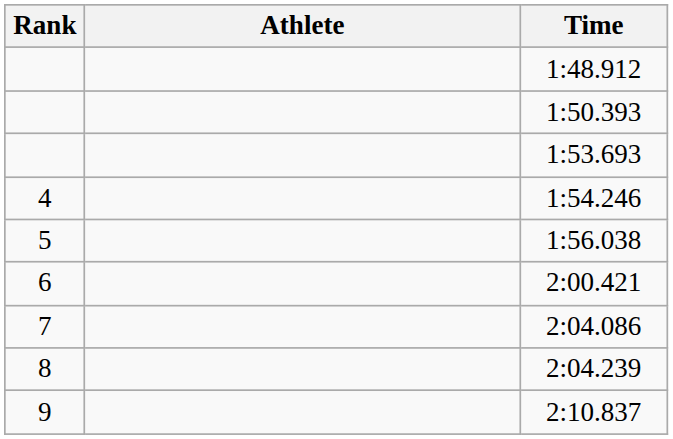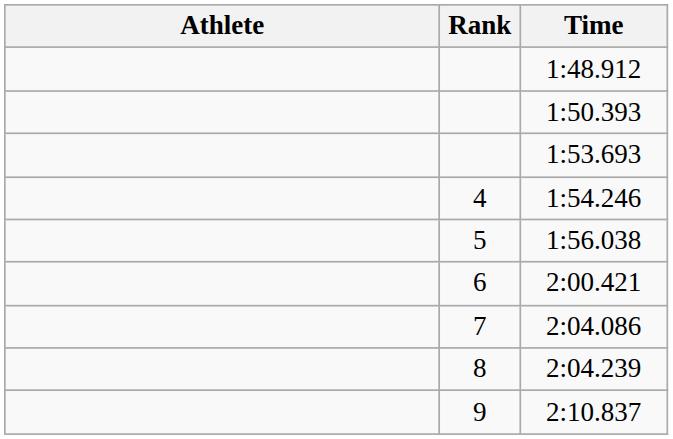columns swapped: (45, 25) <-> (302, 25)
